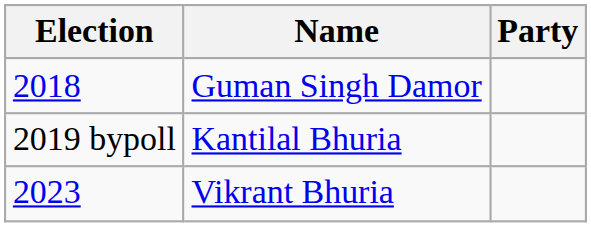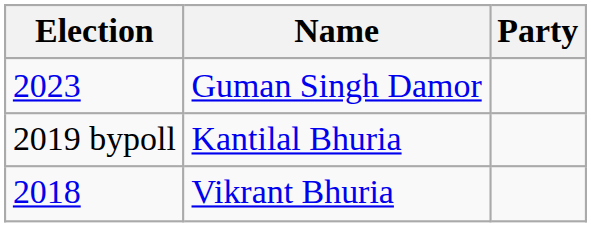(47, 85) 2018 -> (47, 85) 2023
(47, 192) 2023 -> (47, 192) 2018
